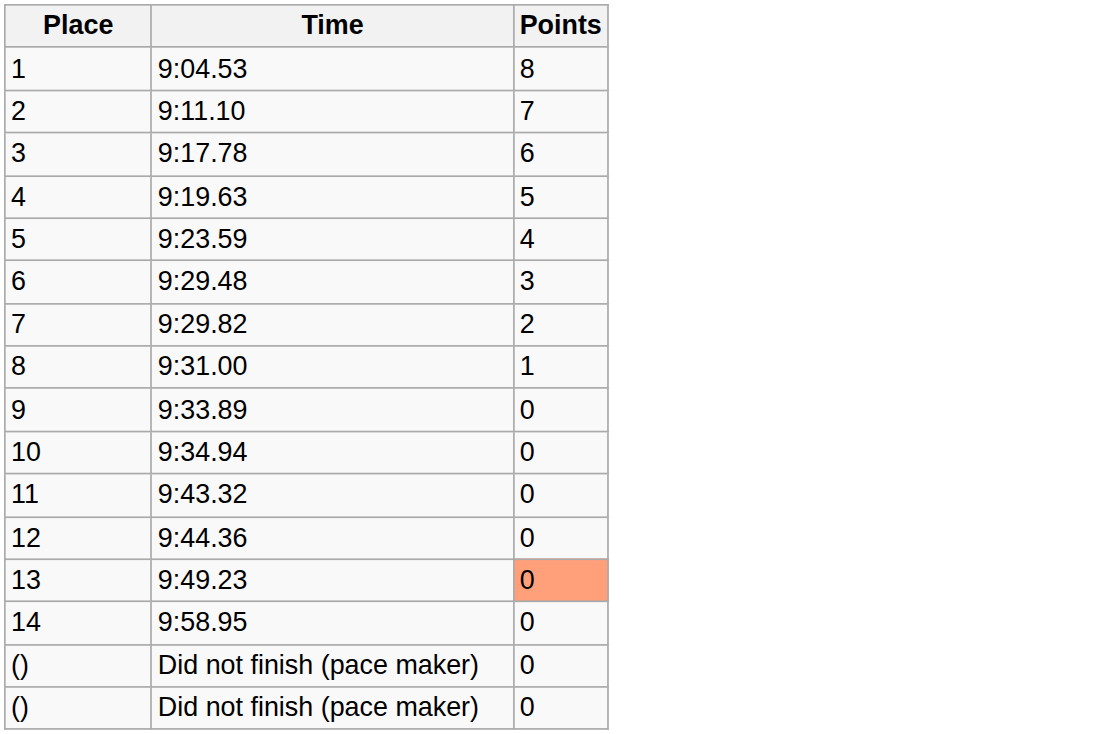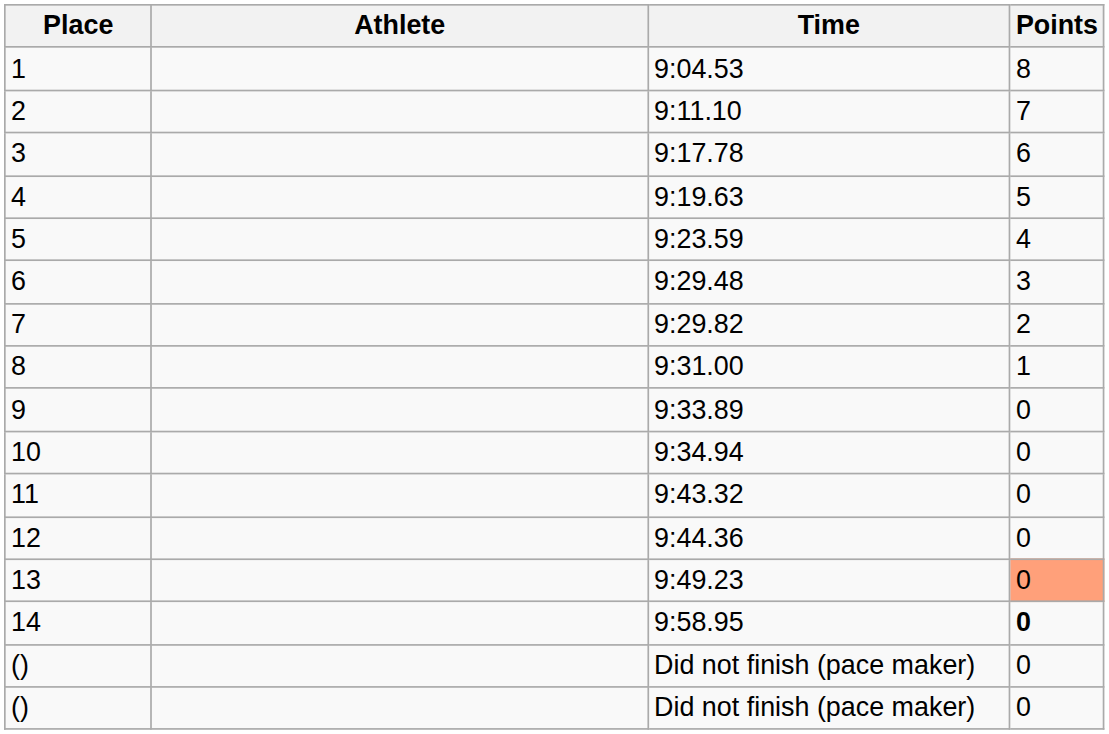+ column: (400, 25)
(527, 622) normal -> (1023, 622) bold
